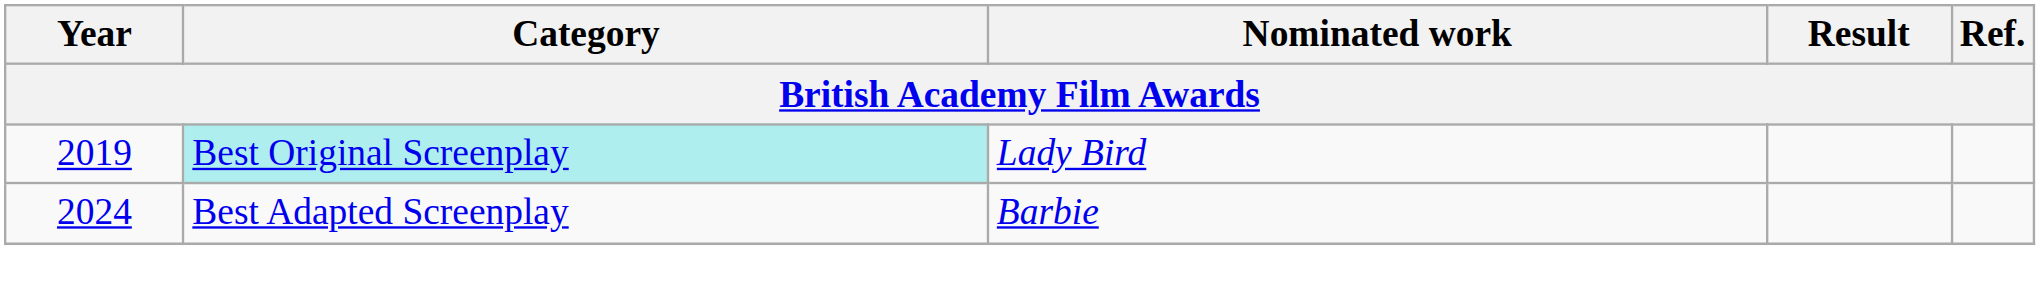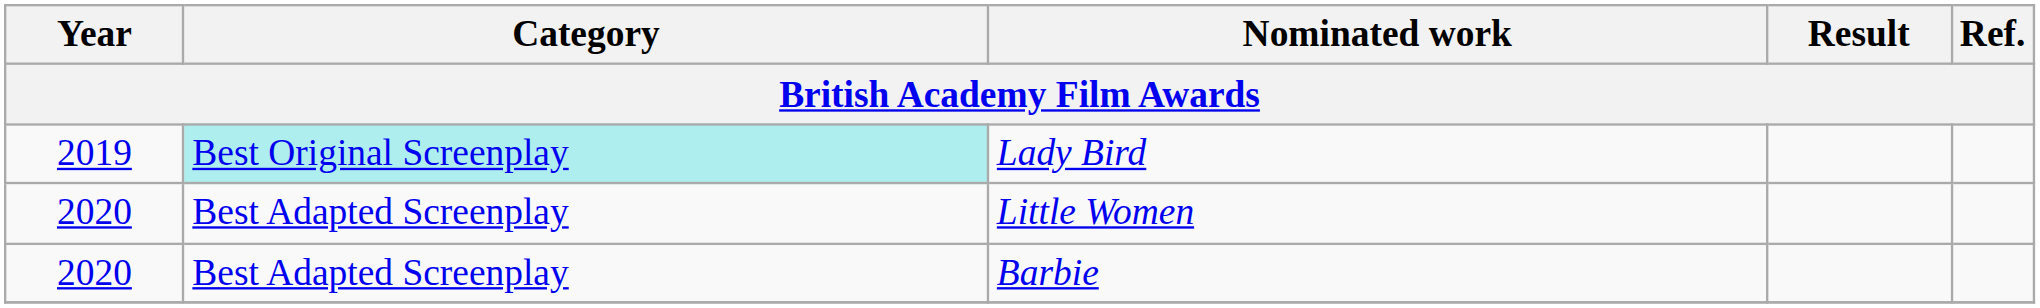+ row: (1095, 212)
(94, 212) 2024 -> (94, 271) 2020
